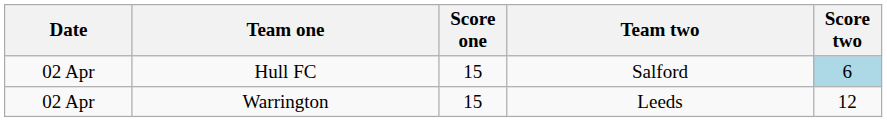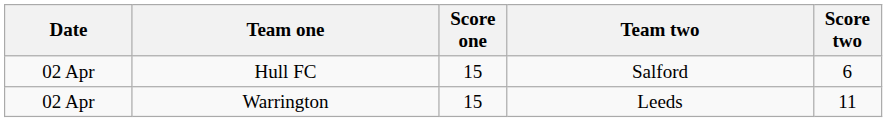(847, 71) lightblue background -> (847, 71) no background
(847, 101) 12 -> (847, 101) 11
